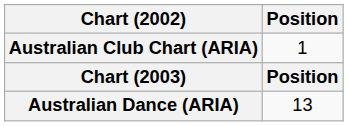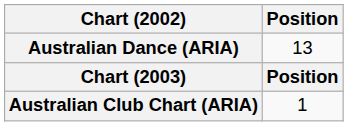rows swapped: (133, 47) <-> (133, 105)
